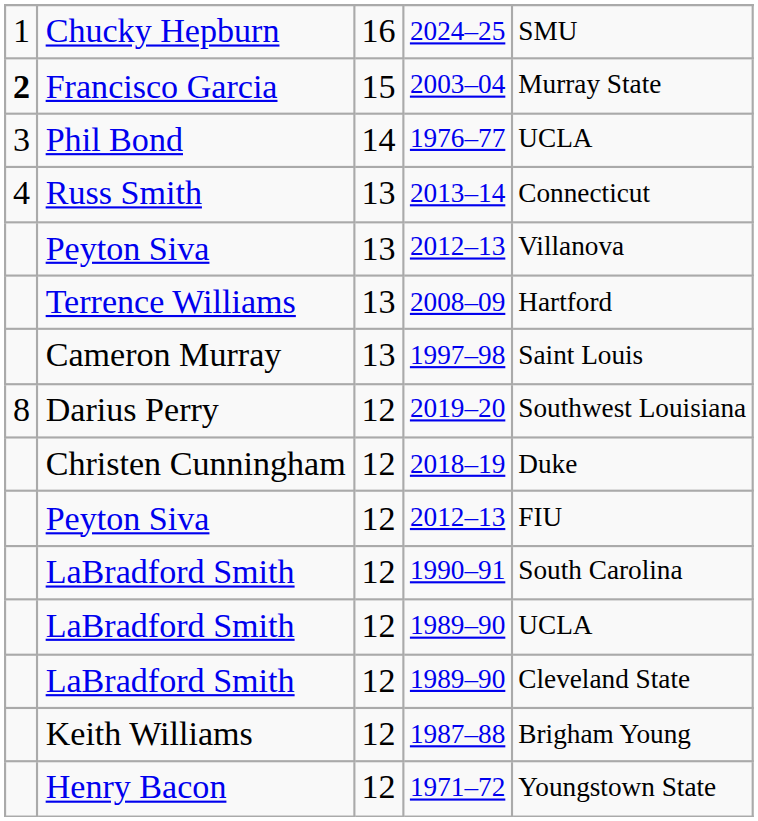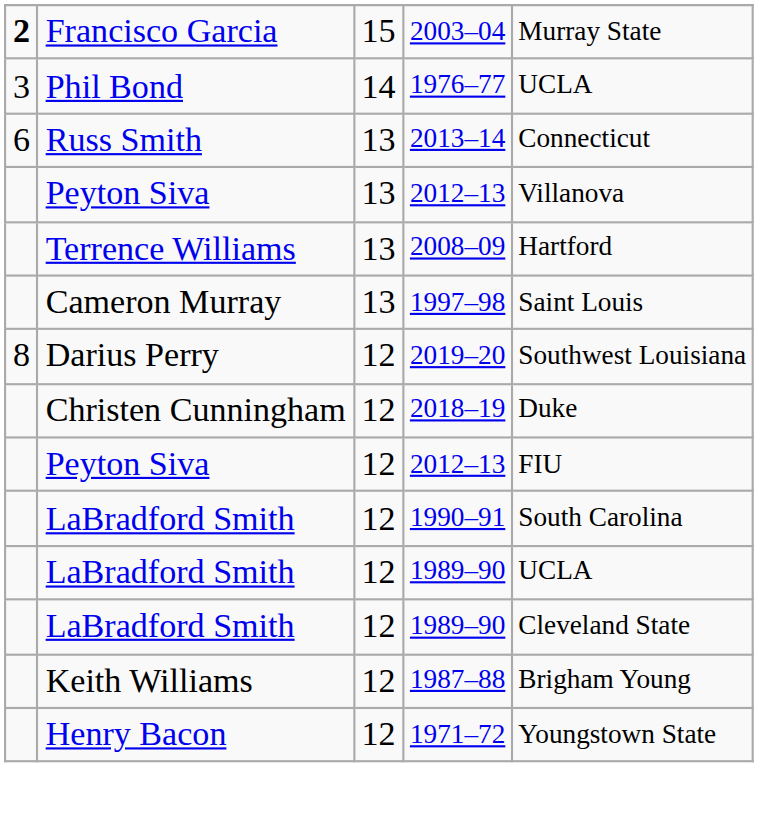- row: (379, 31)
(21, 193) 4 -> (21, 139) 6
